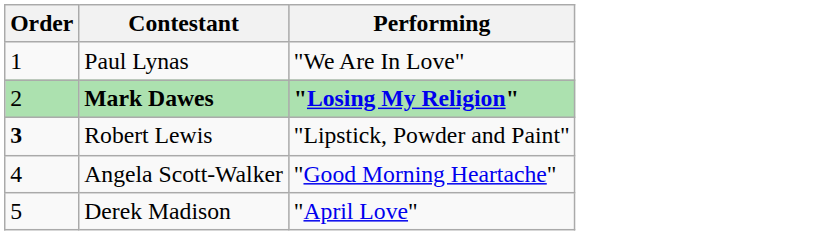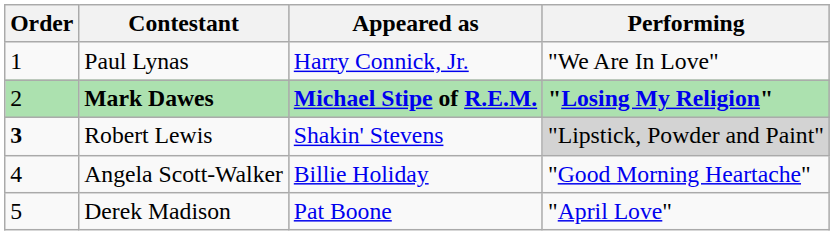+ column: (415, 23)
(432, 135) no background -> (686, 135) lightgrey background
